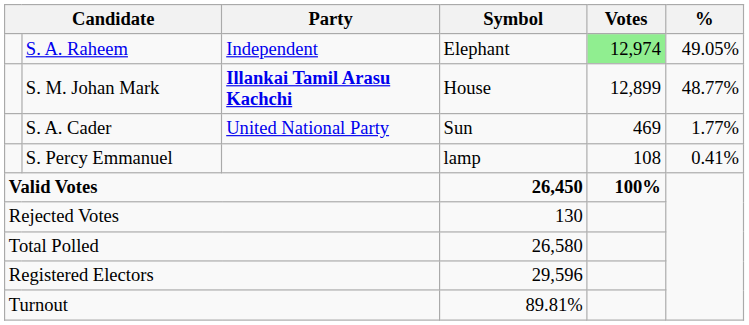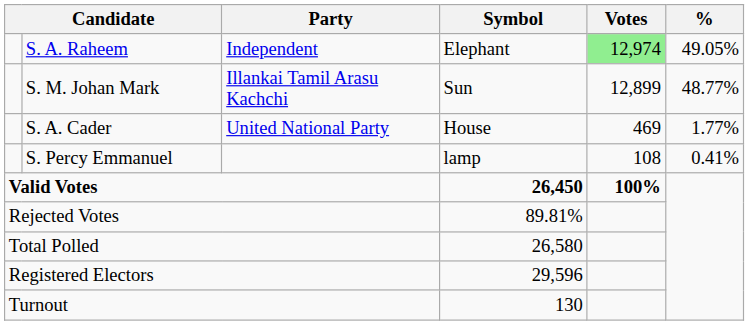(308, 88) bold -> (302, 88) normal
(467, 88) House -> (458, 88) Sun
(458, 128) Sun -> (467, 128) House
(569, 216) 130 -> (554, 216) 89.81%
(554, 305) 89.81% -> (569, 305) 130
